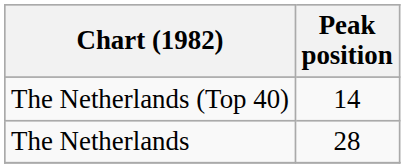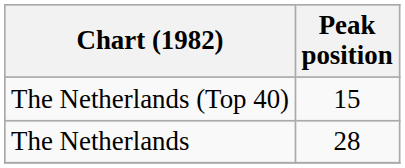(347, 98) 14 -> (347, 98) 15
